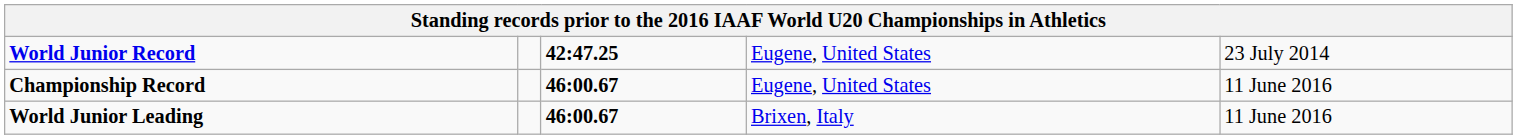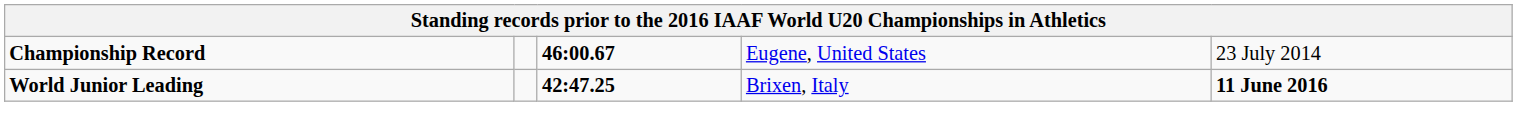- row: (102, 52)
(1278, 85) 11 June 2016 -> (1268, 52) 23 July 2014
(582, 117) 46:00.67 -> (578, 85) 42:47.25
(1278, 117) normal -> (1272, 85) bold
